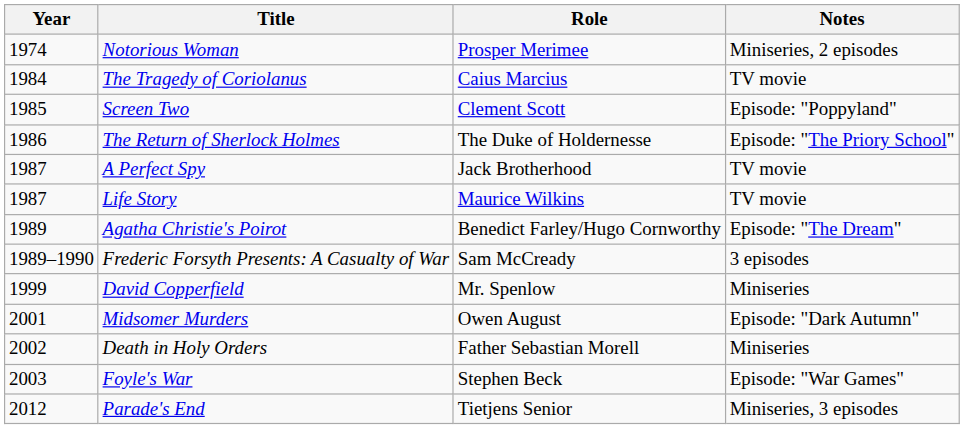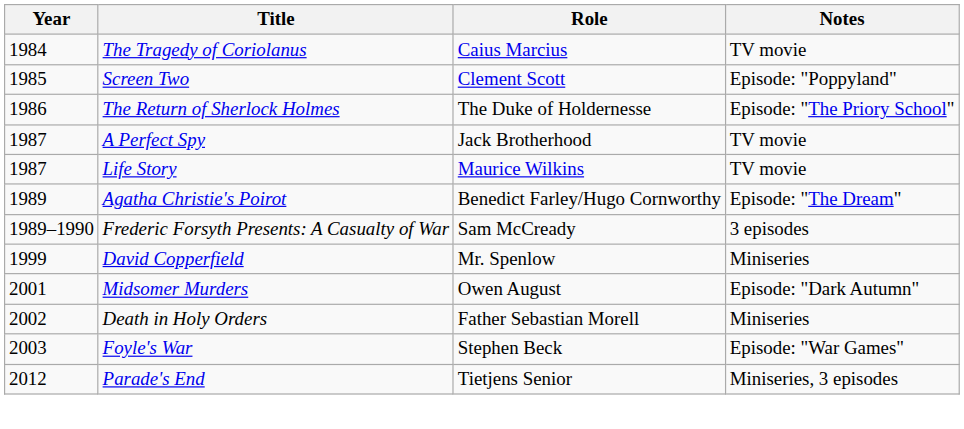- row: (171, 49)
